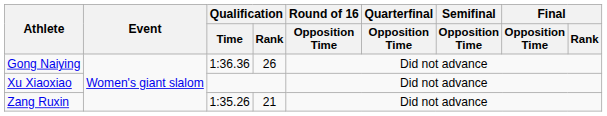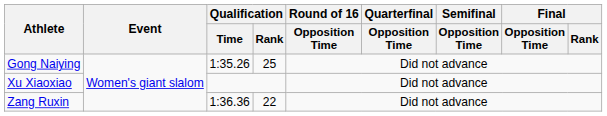(230, 64) 1:36.36 -> (230, 64) 1:35.26
(269, 64) 26 -> (269, 64) 25
(230, 102) 1:35.26 -> (230, 102) 1:36.36
(269, 102) 21 -> (269, 102) 22
